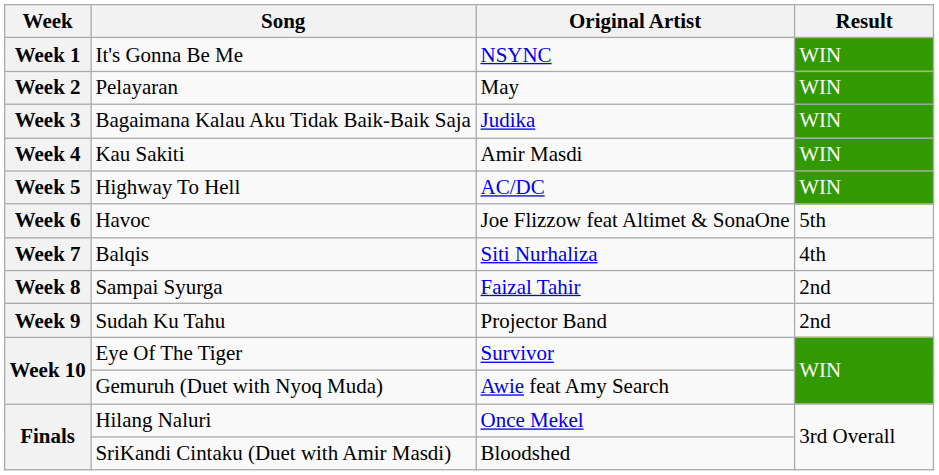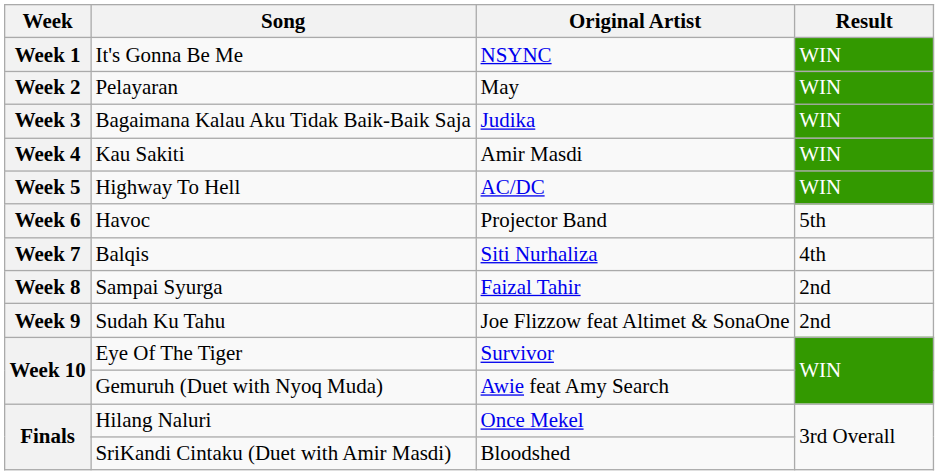(635, 220) Joe Flizzow feat Altimet & SonaOne -> (544, 220) Projector Band
(544, 320) Projector Band -> (635, 320) Joe Flizzow feat Altimet & SonaOne
